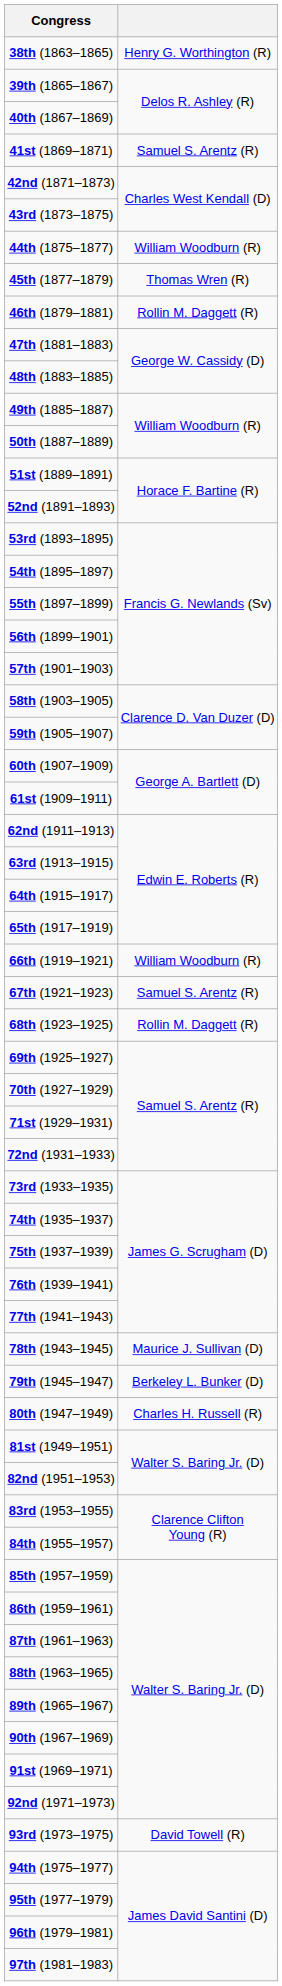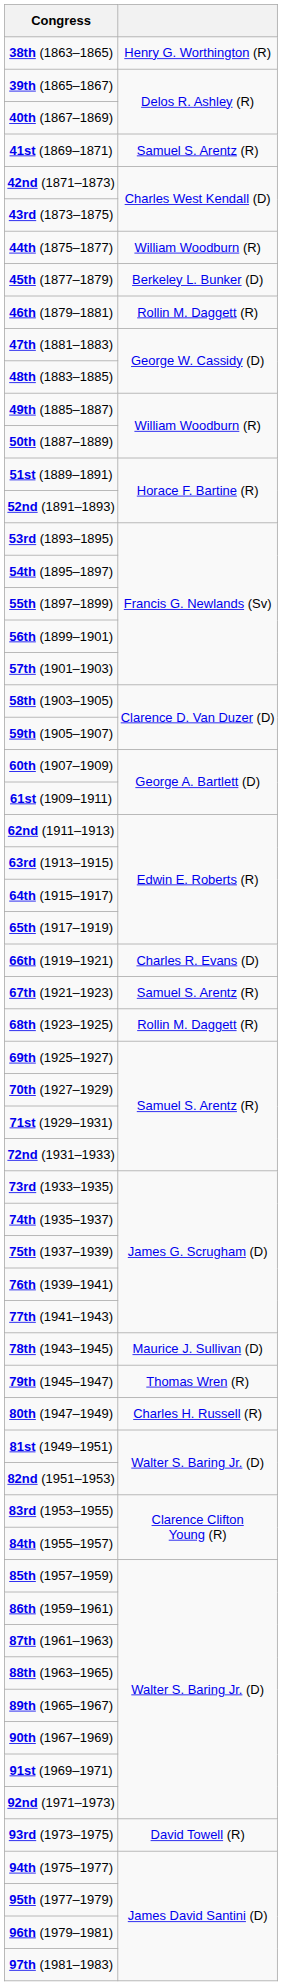(198, 279) Thomas Wren (R) -> (198, 279) Berkeley L. Bunker (D)
(198, 960) William Woodburn (R) -> (198, 960) Charles R. Evans (D)
(198, 1381) Berkeley L. Bunker (D) -> (198, 1381) Thomas Wren (R)
